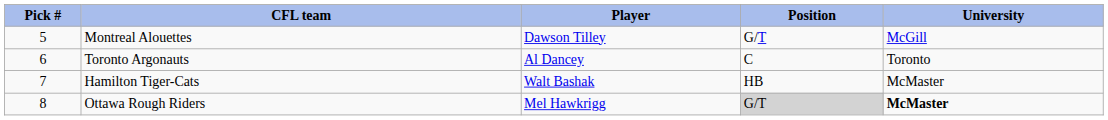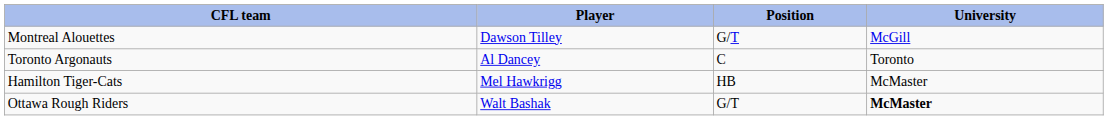- column: (43, 15)
(559, 81) Walt Bashak -> (521, 81) Mel Hawkrigg
(565, 103) Mel Hawkrigg -> (515, 103) Walt Bashak
(755, 103) lightgrey background -> (728, 103) no background
